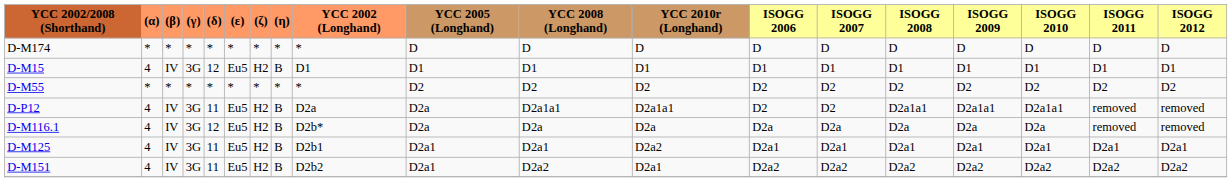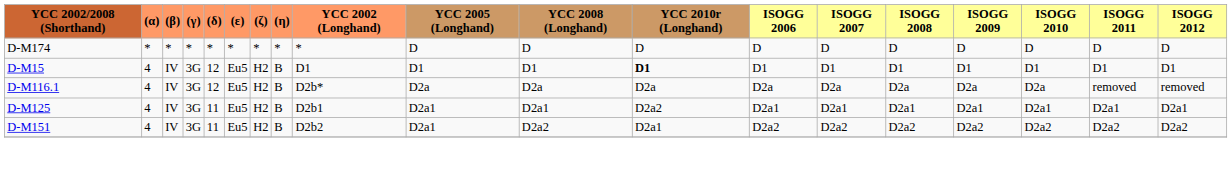(643, 68) normal -> (643, 68) bold
- row: (26, 87)
- row: (24, 107)
